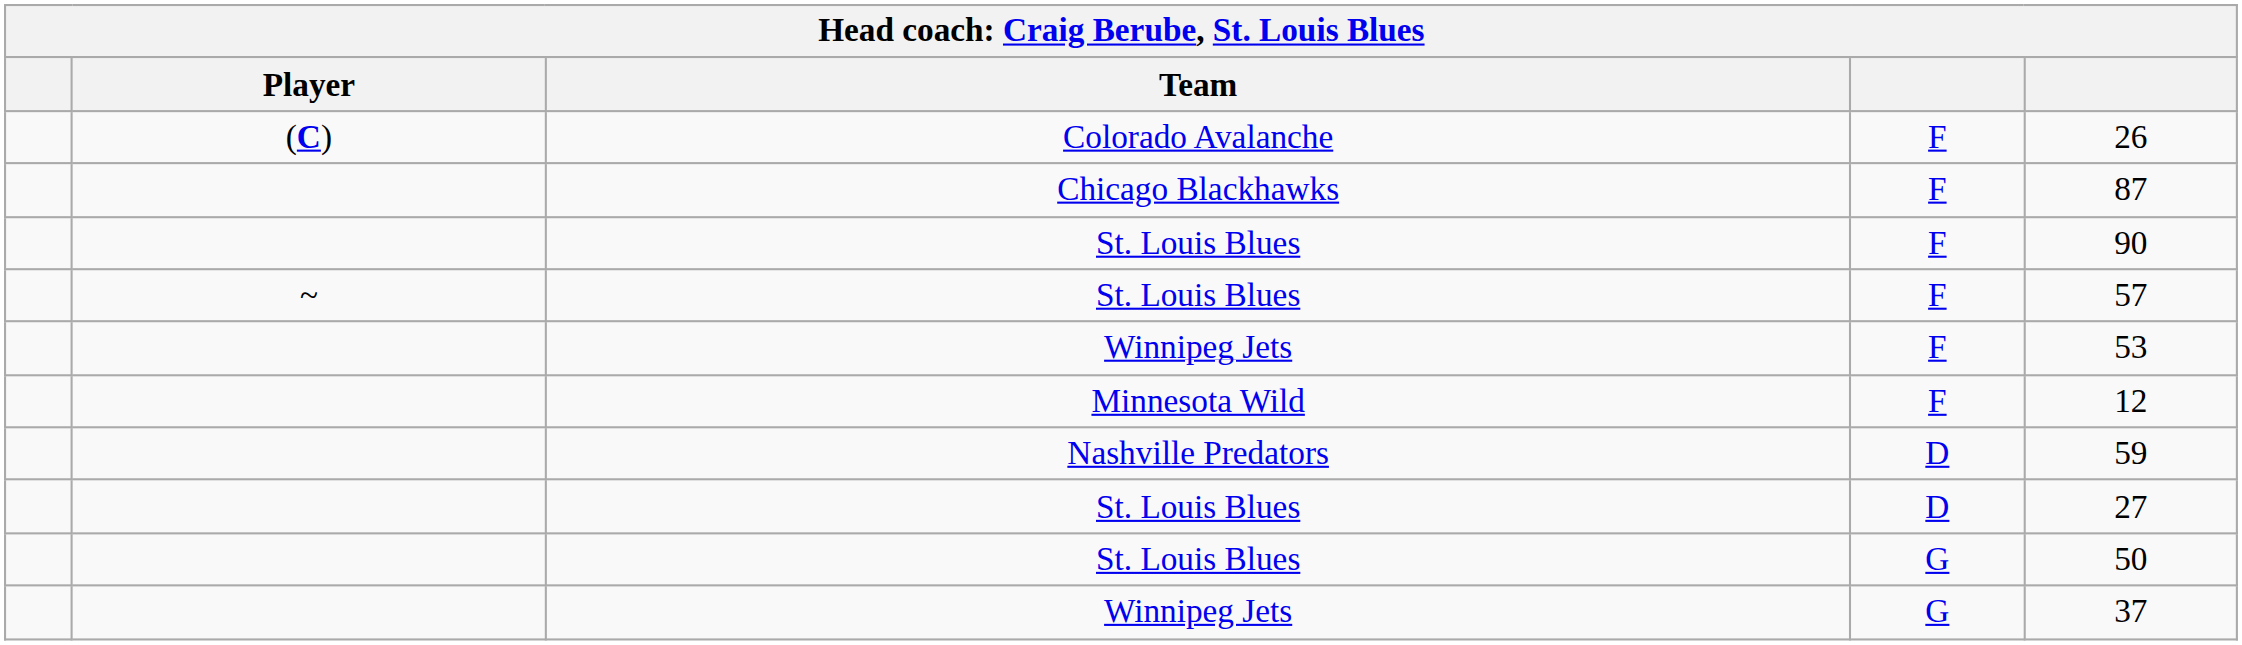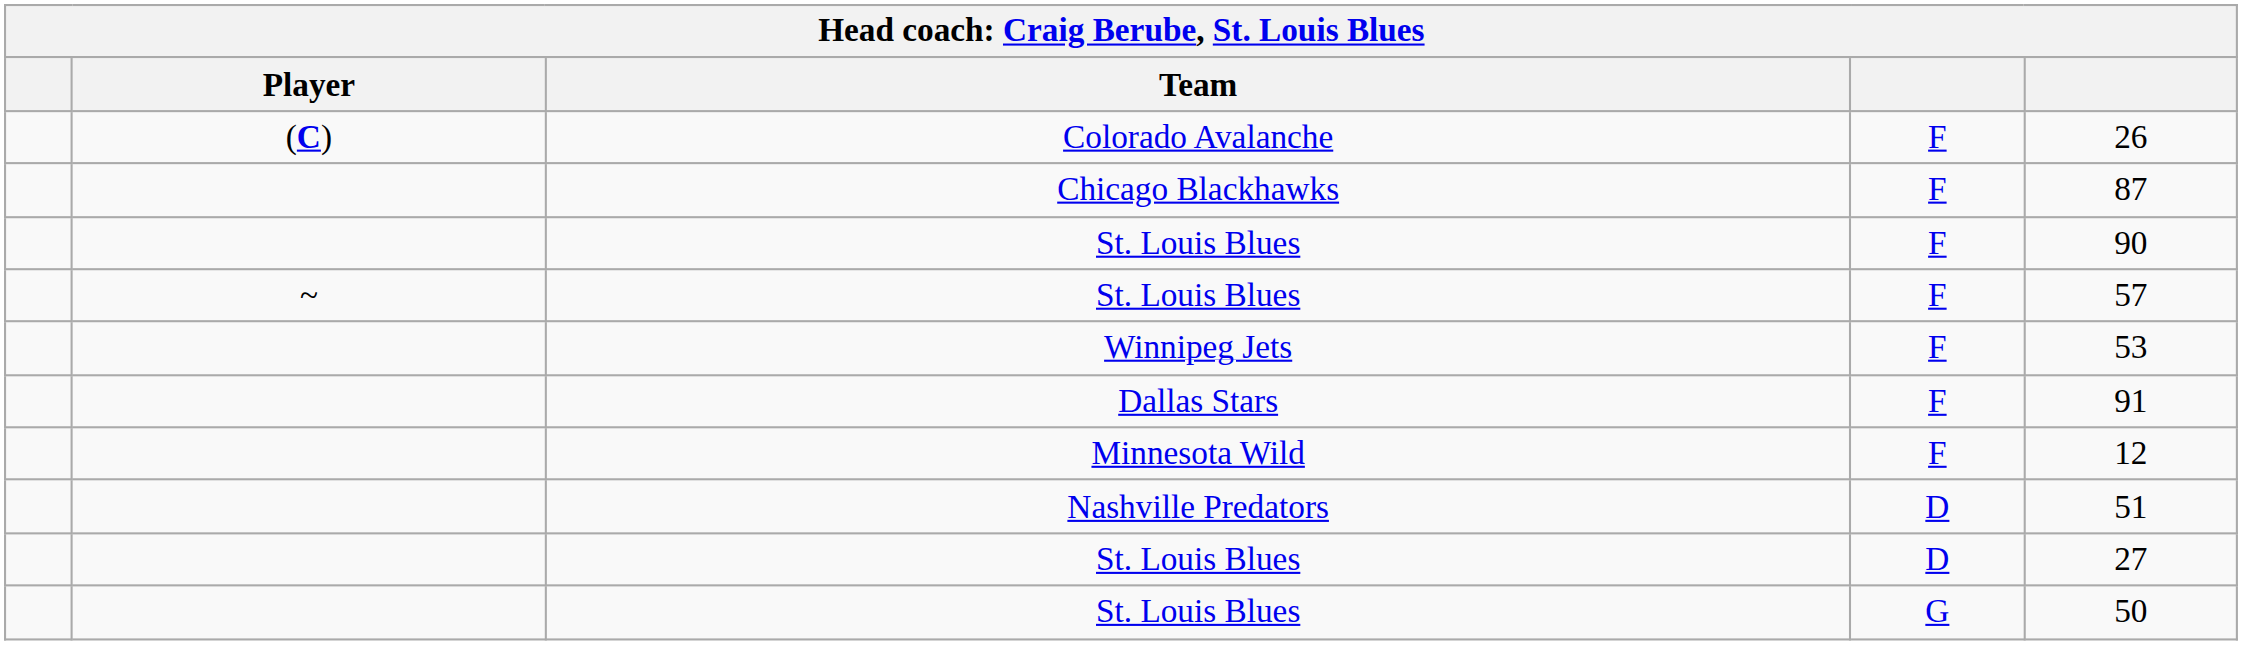+ row: (1198, 400)
(2131, 453) 59 -> (2131, 505) 51
- row: (1198, 611)
